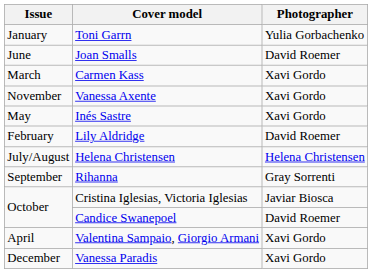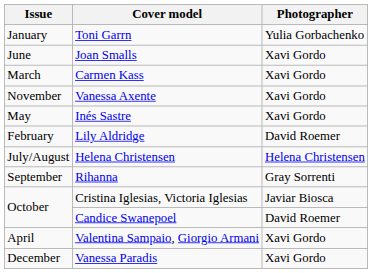(302, 55) David Roemer -> (295, 55) Xavi Gordo
